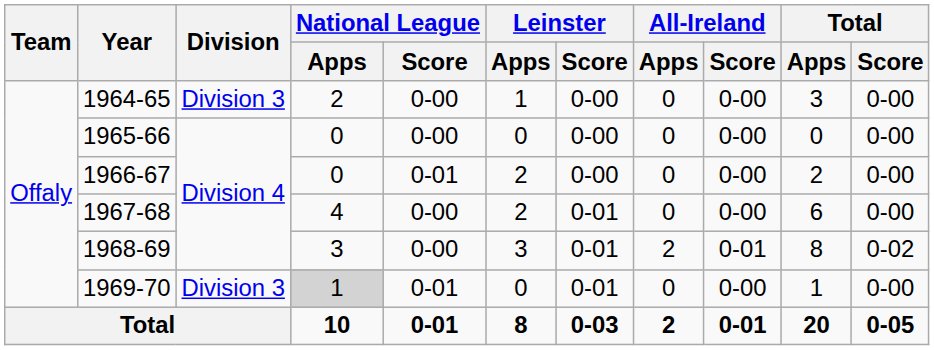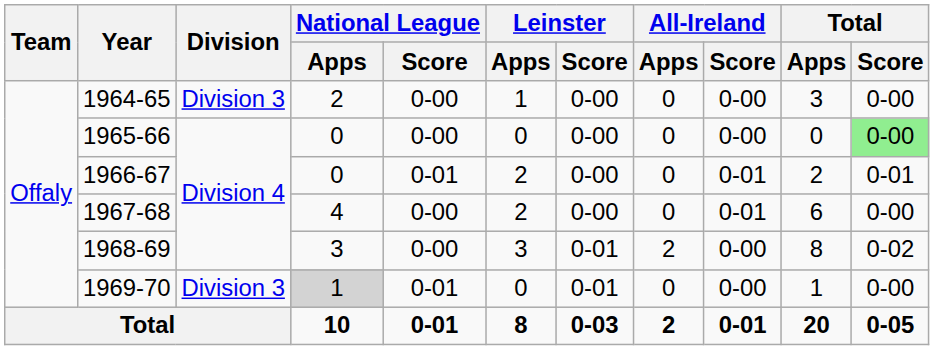(890, 136) no background -> (890, 136) lightgreen background
(743, 174) 0-00 -> (743, 174) 0-01
(890, 174) 0-00 -> (890, 174) 0-01
(595, 212) 0-01 -> (595, 212) 0-00
(743, 212) 0-00 -> (743, 212) 0-01
(743, 250) 0-01 -> (743, 250) 0-00
